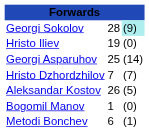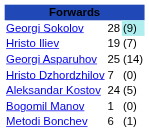(130, 43) (0) -> (130, 43) (7)
(130, 75) (7) -> (130, 75) (0)
(114, 90) 26 -> (114, 90) 24
